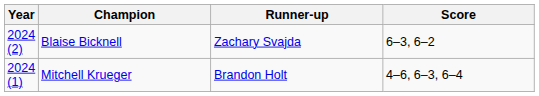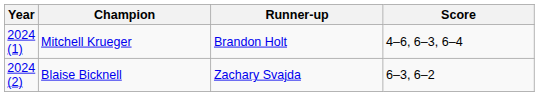rows swapped: (81, 41) <-> (86, 75)
